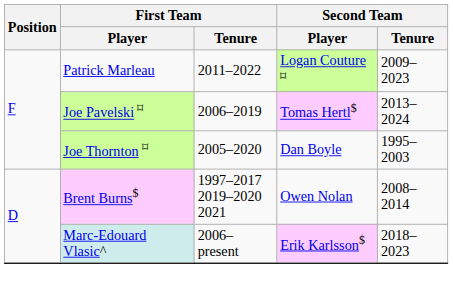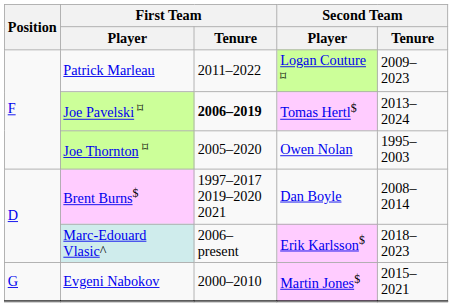(230, 111) normal -> (230, 111) bold
(311, 150) Dan Boyle -> (316, 150) Owen Nolan
(316, 196) Owen Nolan -> (311, 196) Dan Boyle
+ row: (111, 281)
